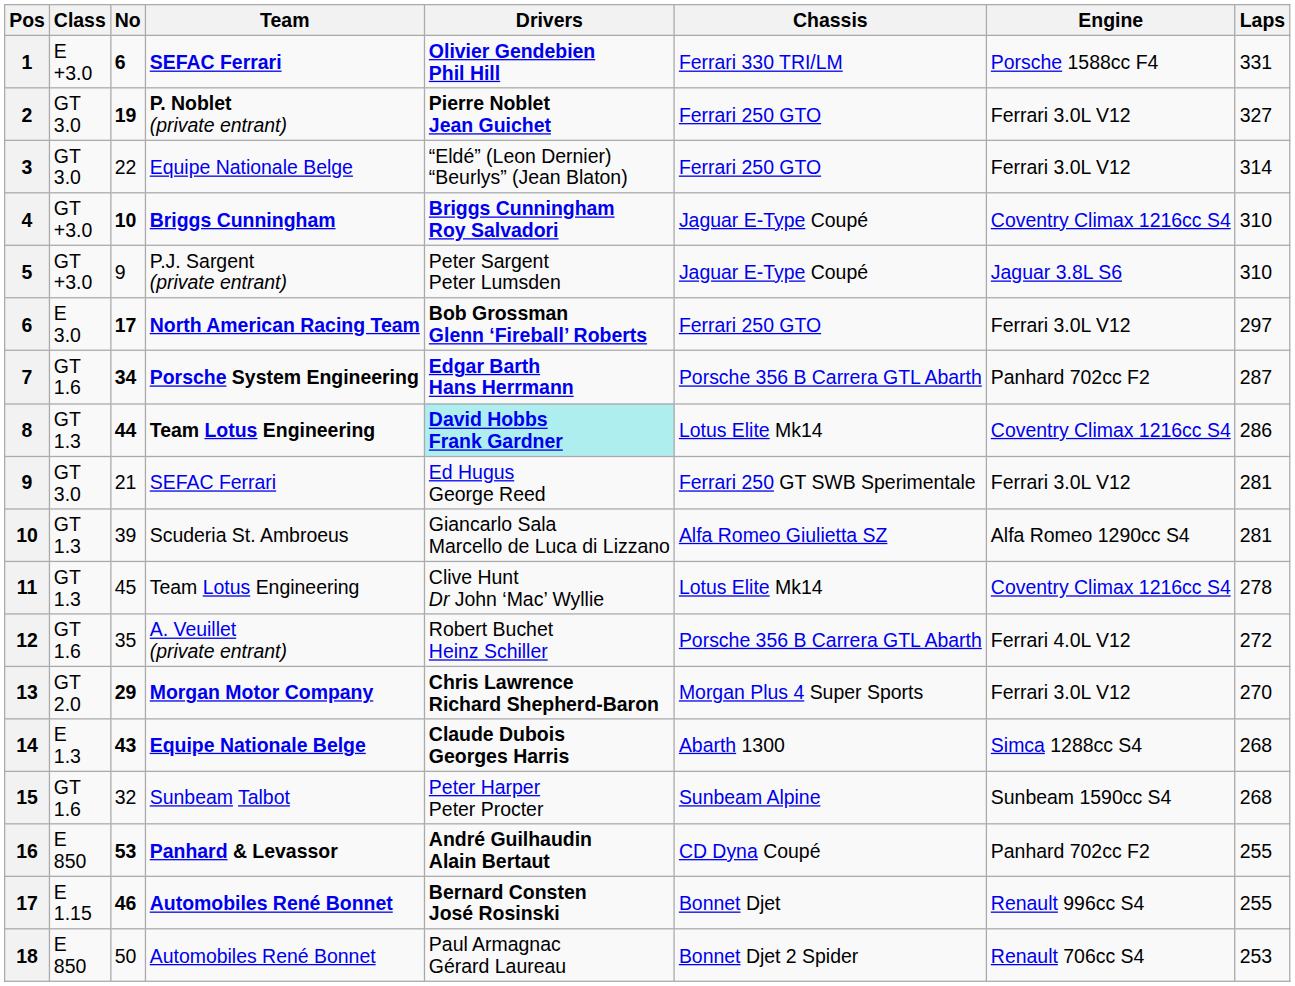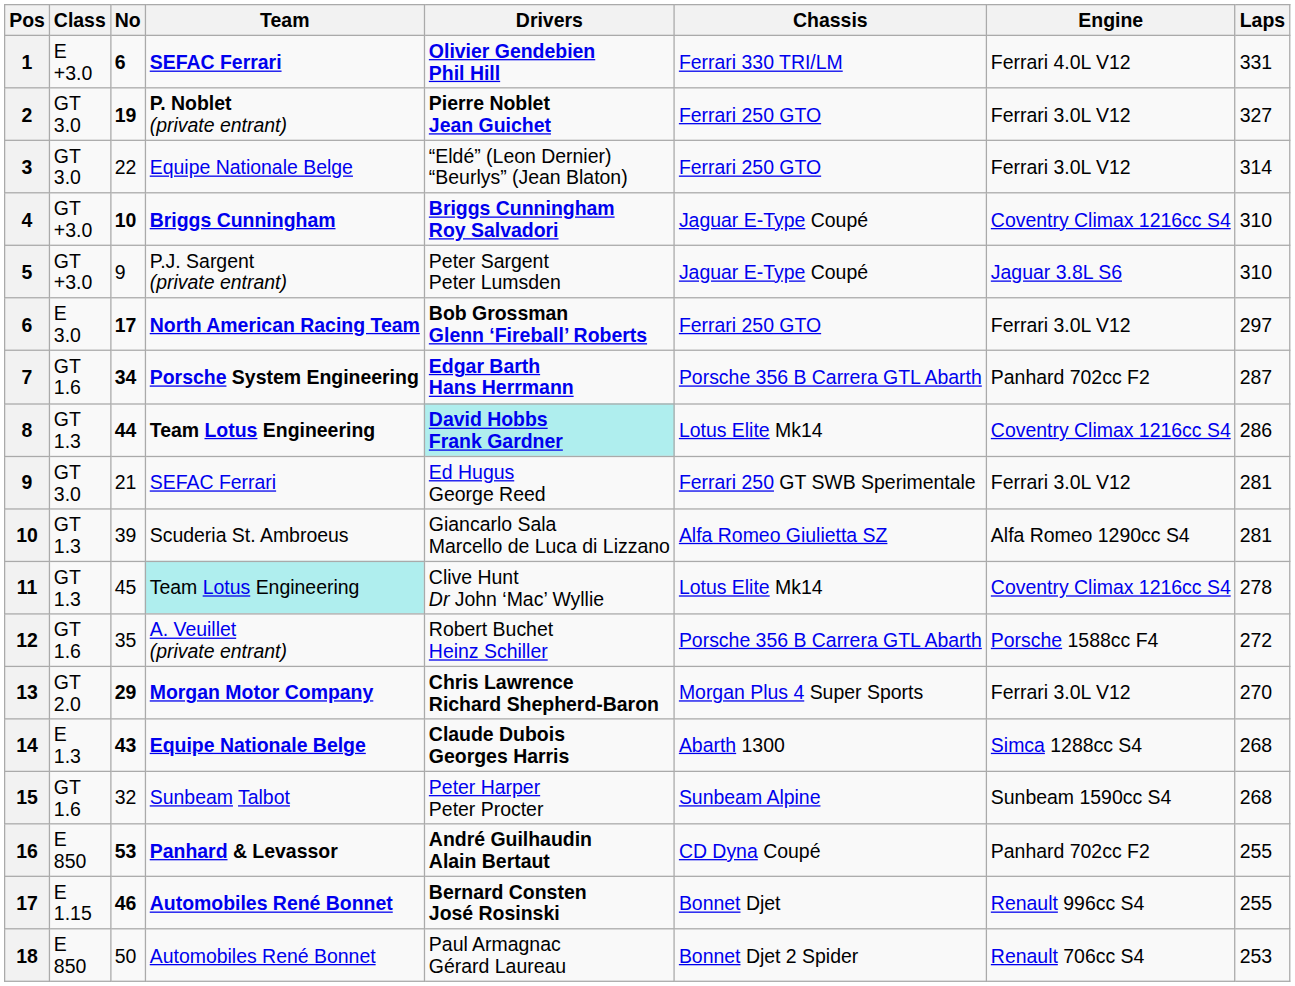(1075, 62) Porsche 1588cc F4 -> (1061, 62) Ferrari 4.0L V12
(255, 588) no background -> (255, 588) paleturquoise background
(1061, 640) Ferrari 4.0L V12 -> (1075, 640) Porsche 1588cc F4
